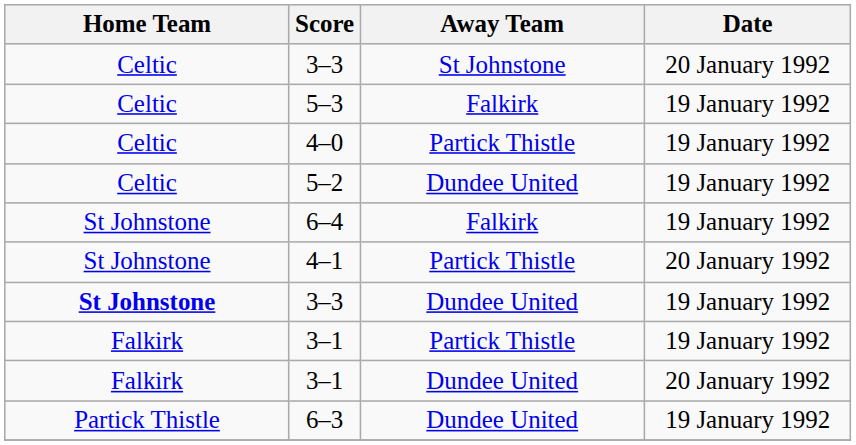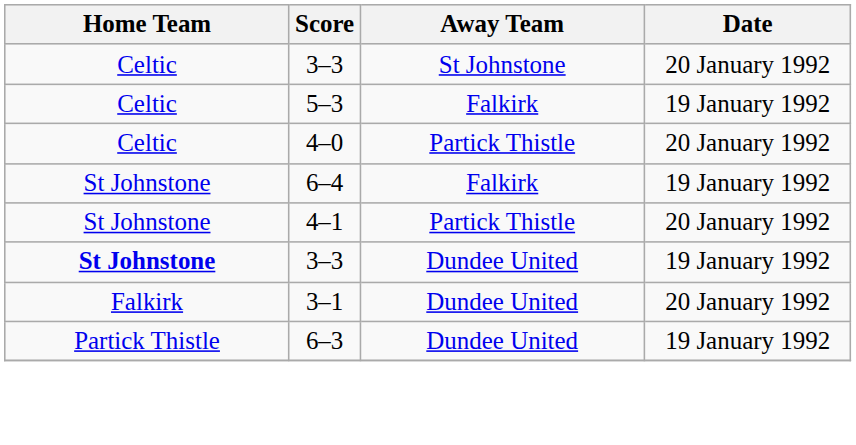(748, 143) 19 January 1992 -> (748, 143) 20 January 1992
- row: (325, 182)
- row: (325, 340)
